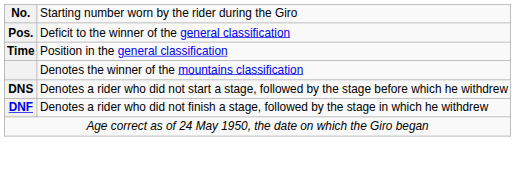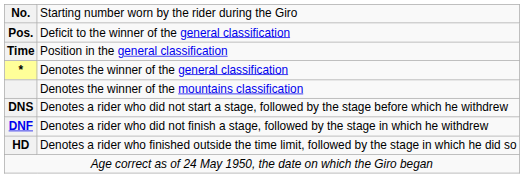+ row: (21, 70)
+ row: (21, 145)
